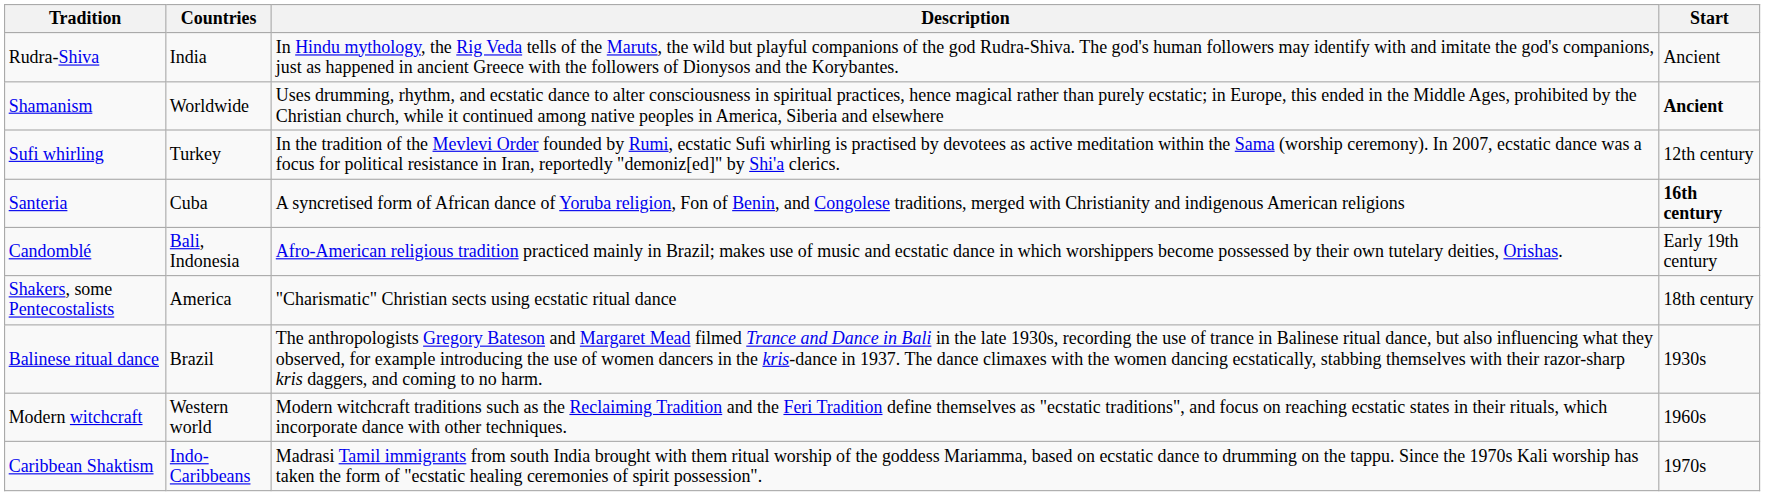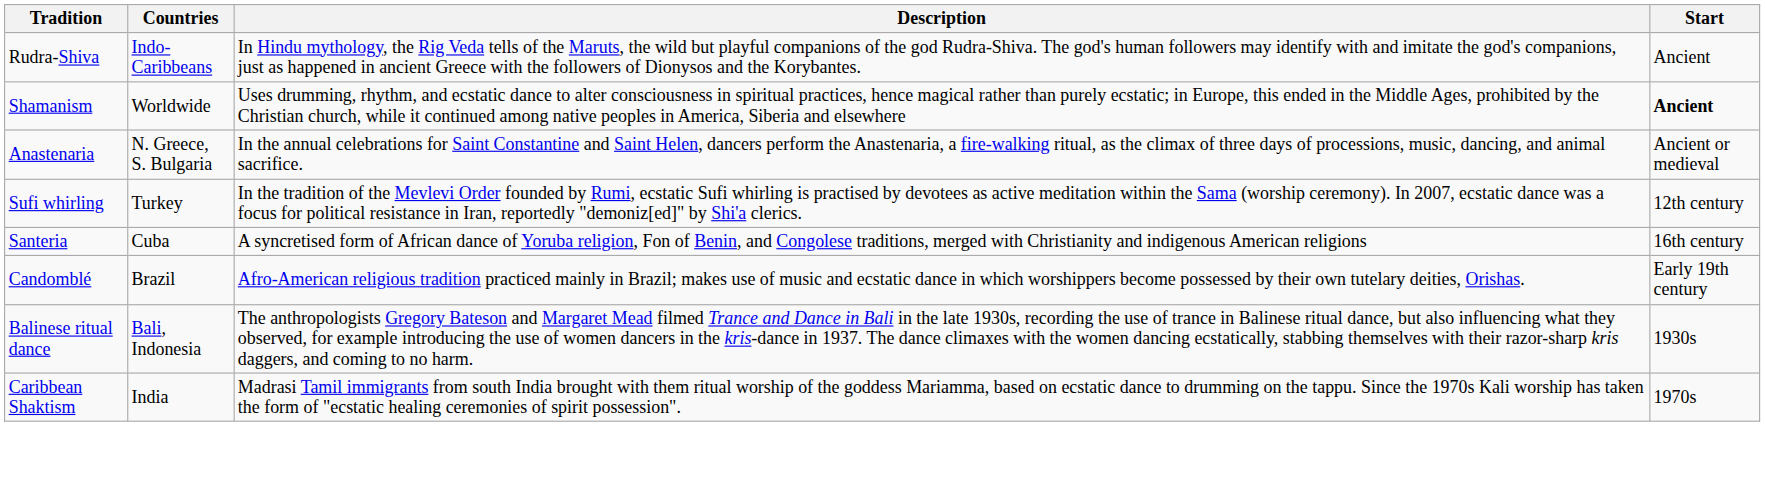(188, 57) India -> (172, 57) Indo-Caribbeans
+ row: (51, 154)
(1693, 202) bold -> (1699, 241) normal
(205, 251) Bali, Indonesia -> (153, 279) Brazil
- row: (61, 300)
(192, 358) Brazil -> (166, 338) Bali, Indonesia
- row: (76, 417)
(210, 466) Indo-Caribbeans -> (150, 397) India
